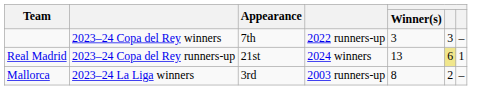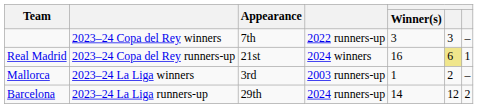(397, 56) 13 -> (397, 56) 16
(394, 75) 8 -> (394, 75) 1
+ row: (31, 94)
